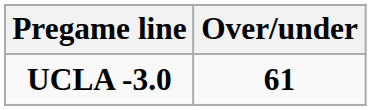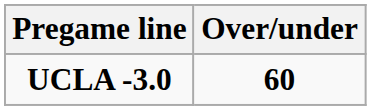(280, 79) 61 -> (280, 79) 60
